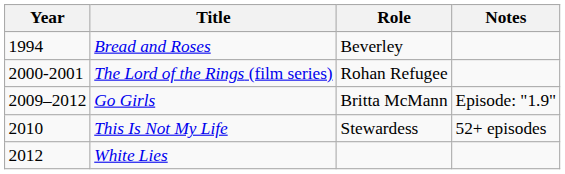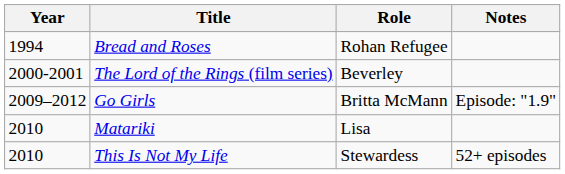(372, 45) Beverley -> (394, 45) Rohan Refugee
(394, 73) Rohan Refugee -> (372, 73) Beverley
+ row: (124, 127)
- row: (131, 155)
